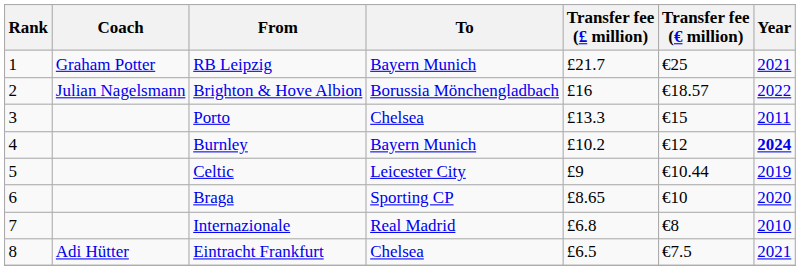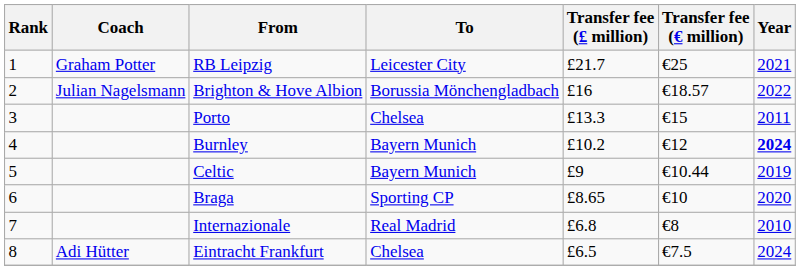(423, 63) Bayern Munich -> (418, 63) Leicester City
(418, 171) Leicester City -> (423, 171) Bayern Munich
(774, 252) 2021 -> (774, 252) 2024
